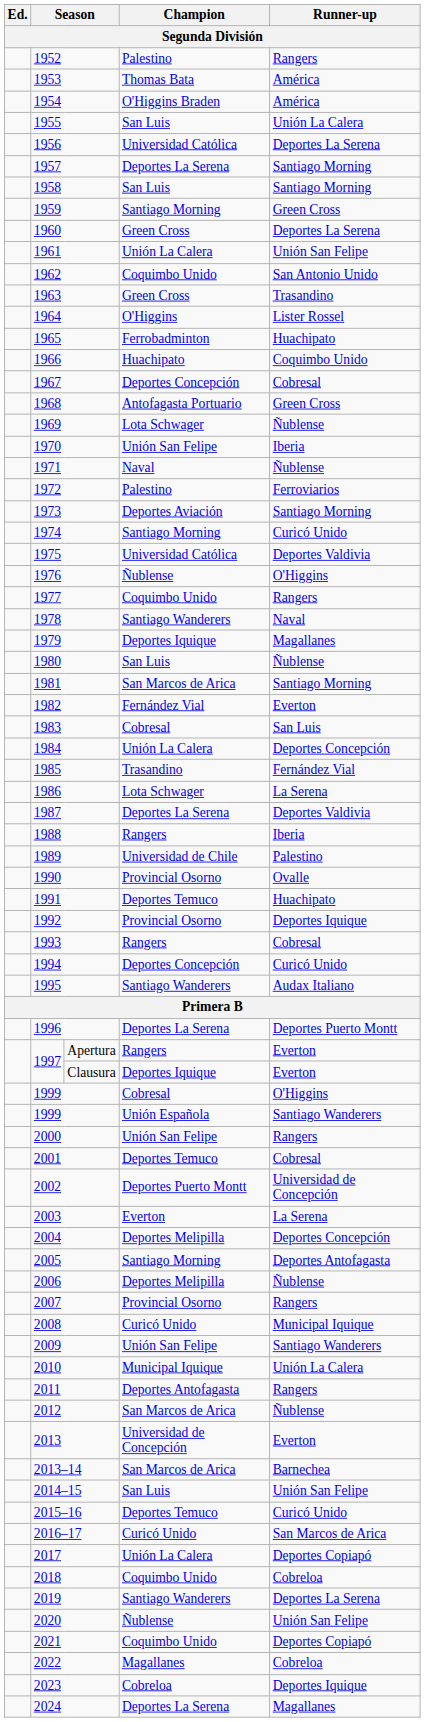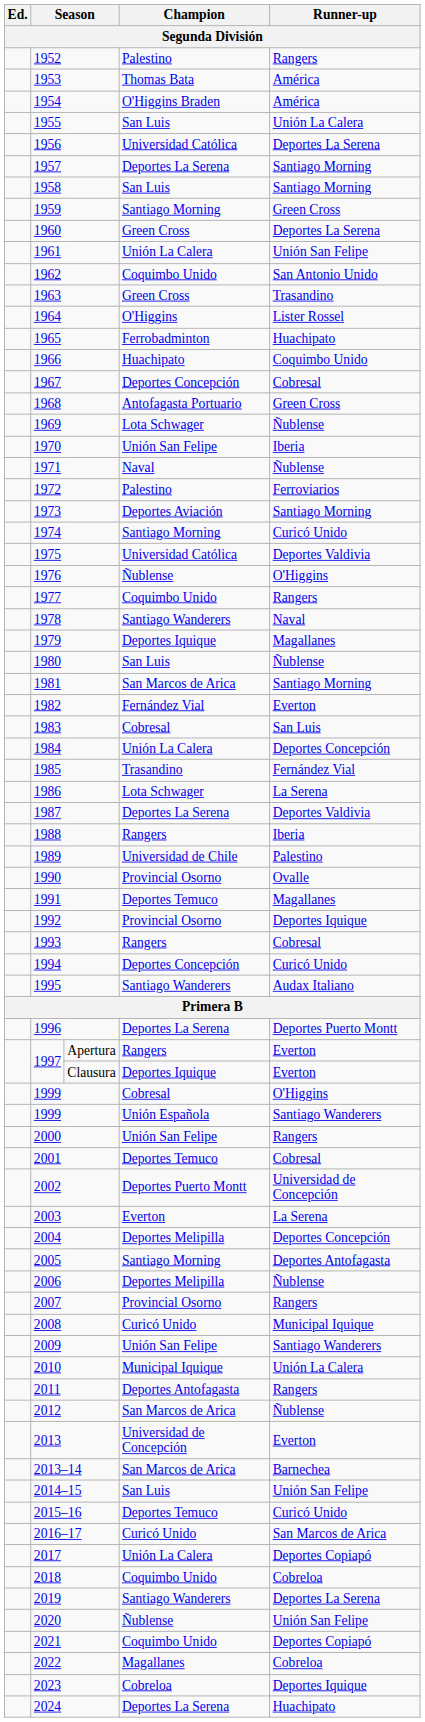(304, 899) Huachipato -> (304, 899) Magallanes
(304, 1706) Magallanes -> (304, 1706) Huachipato
